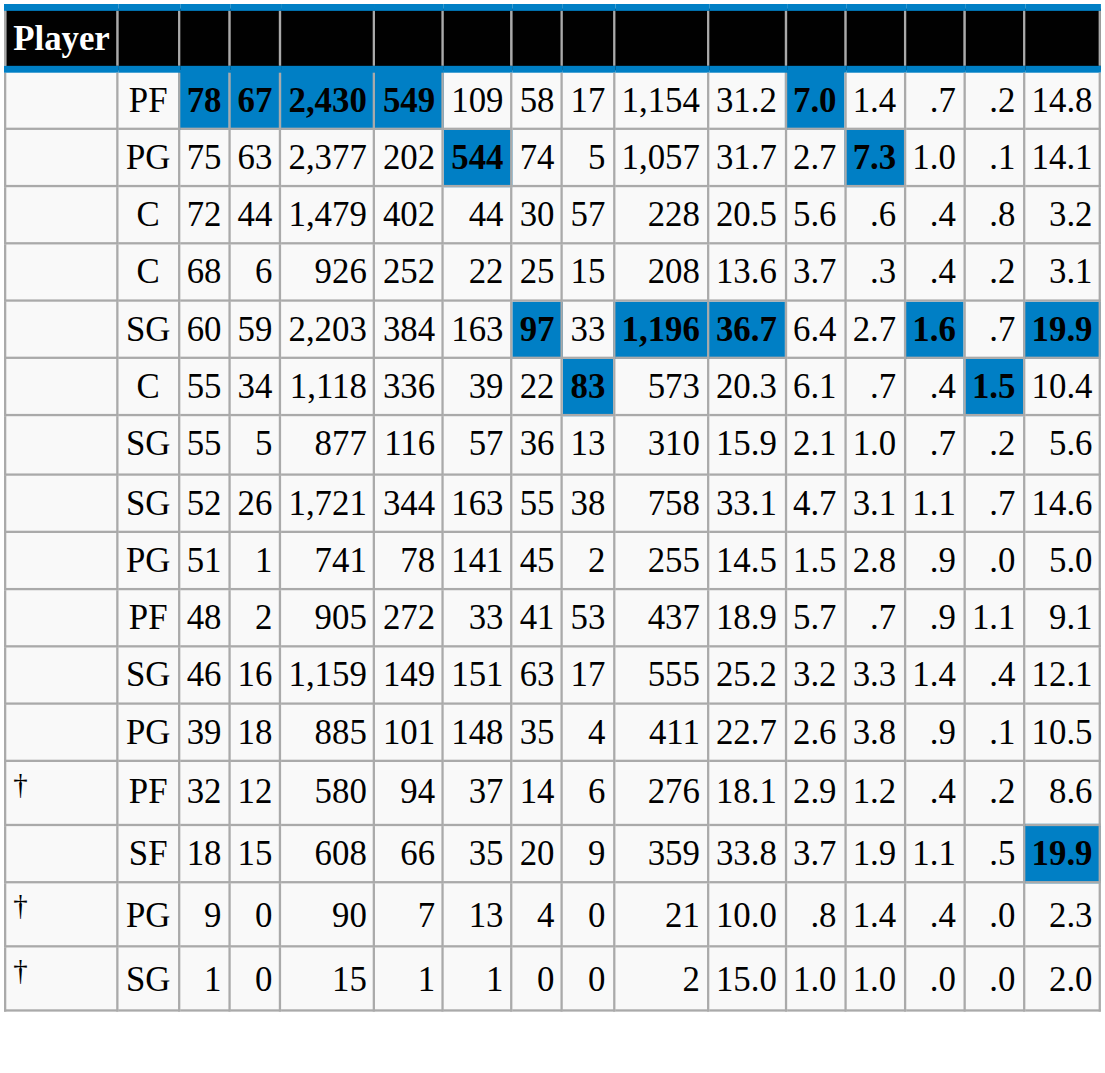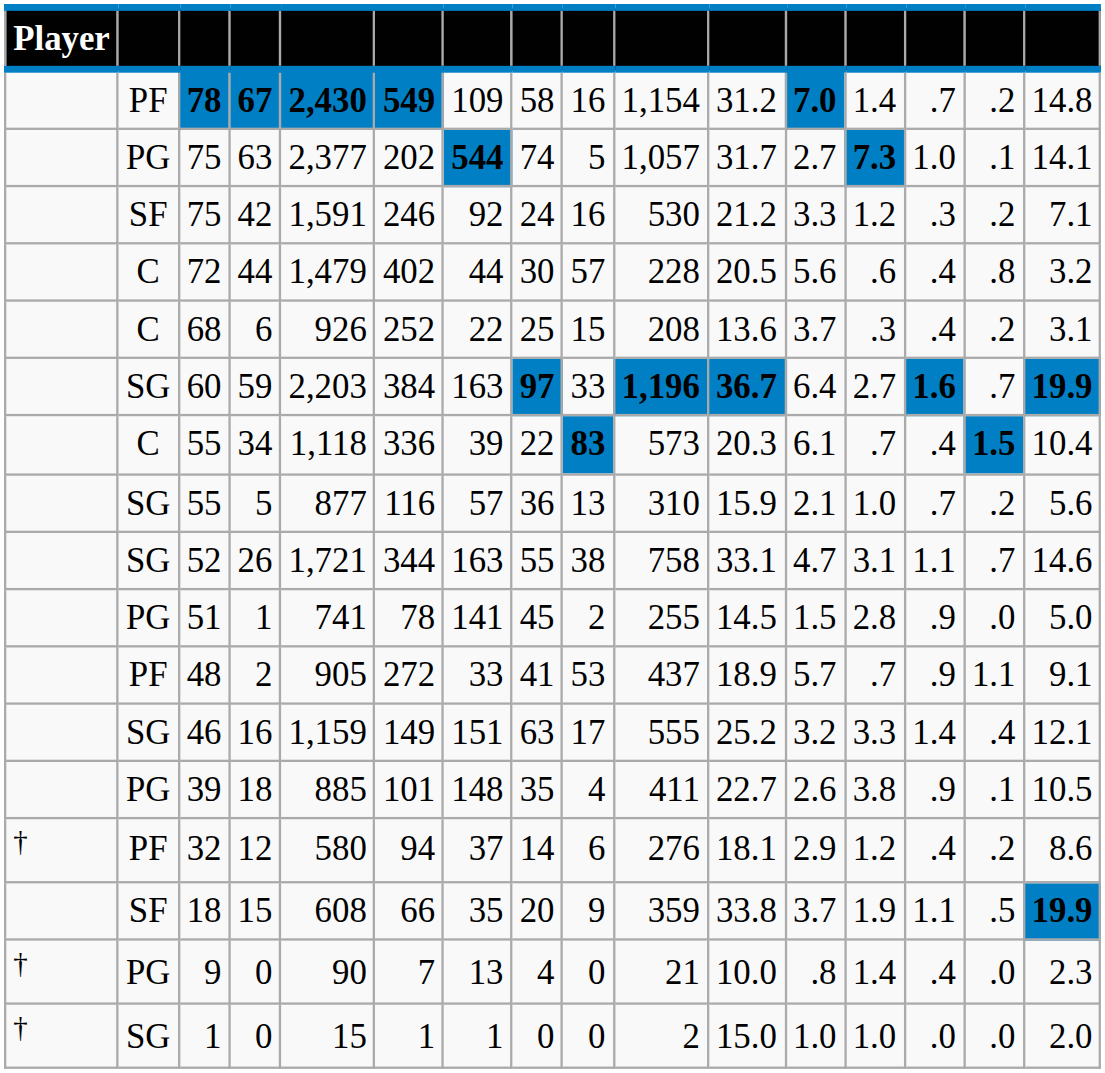(588, 99) 17 -> (588, 99) 16
+ row: (204, 214)
